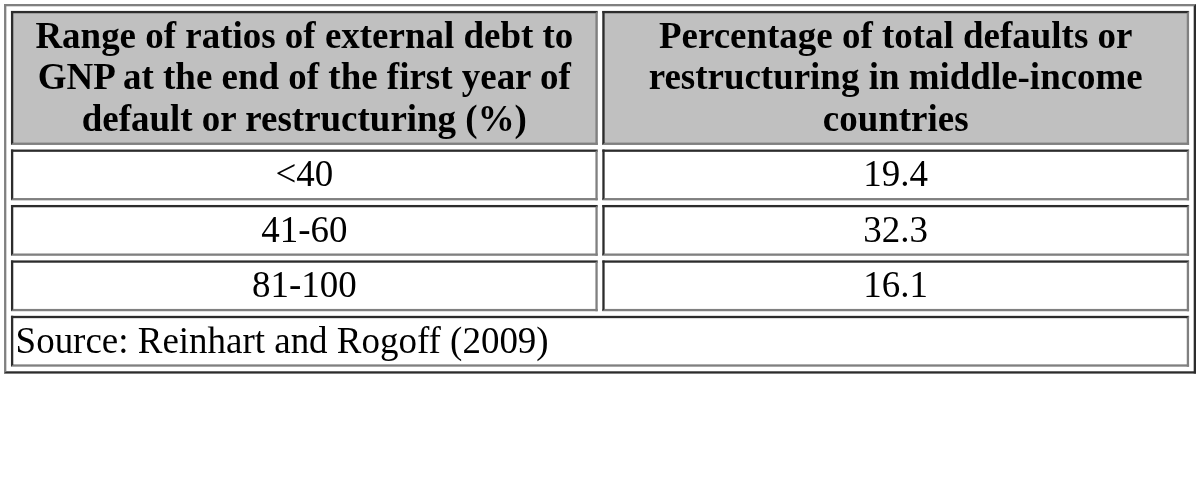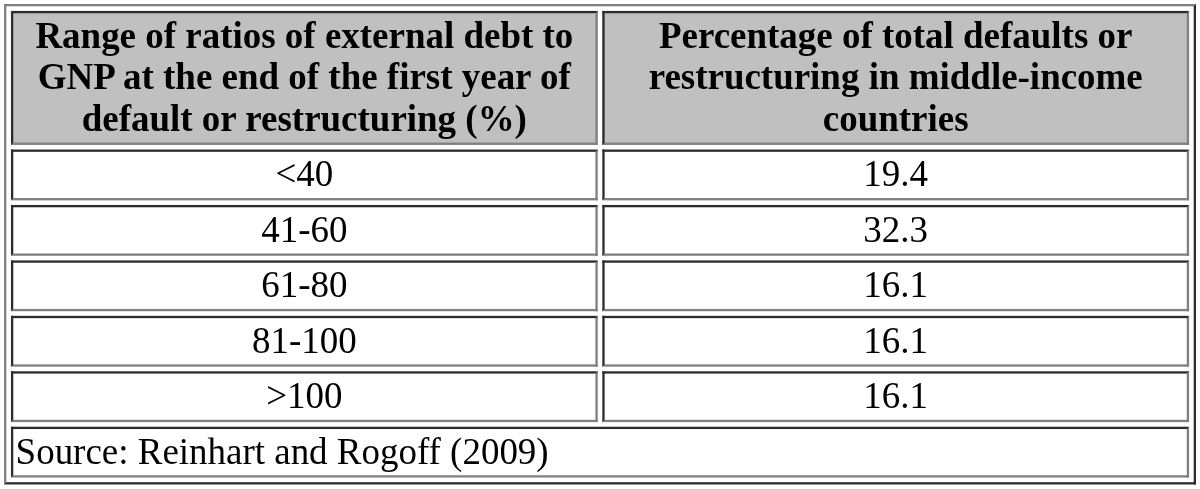+ row: (304, 285)
+ row: (304, 396)
